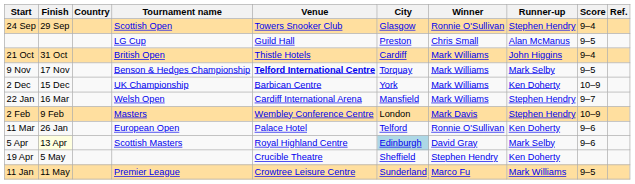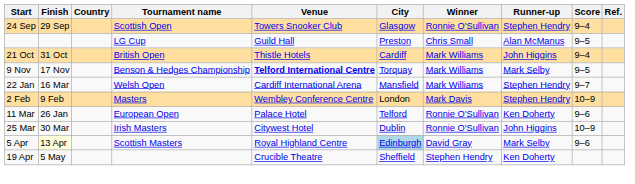- row: (19, 84)
+ row: (21, 128)
- row: (20, 172)
